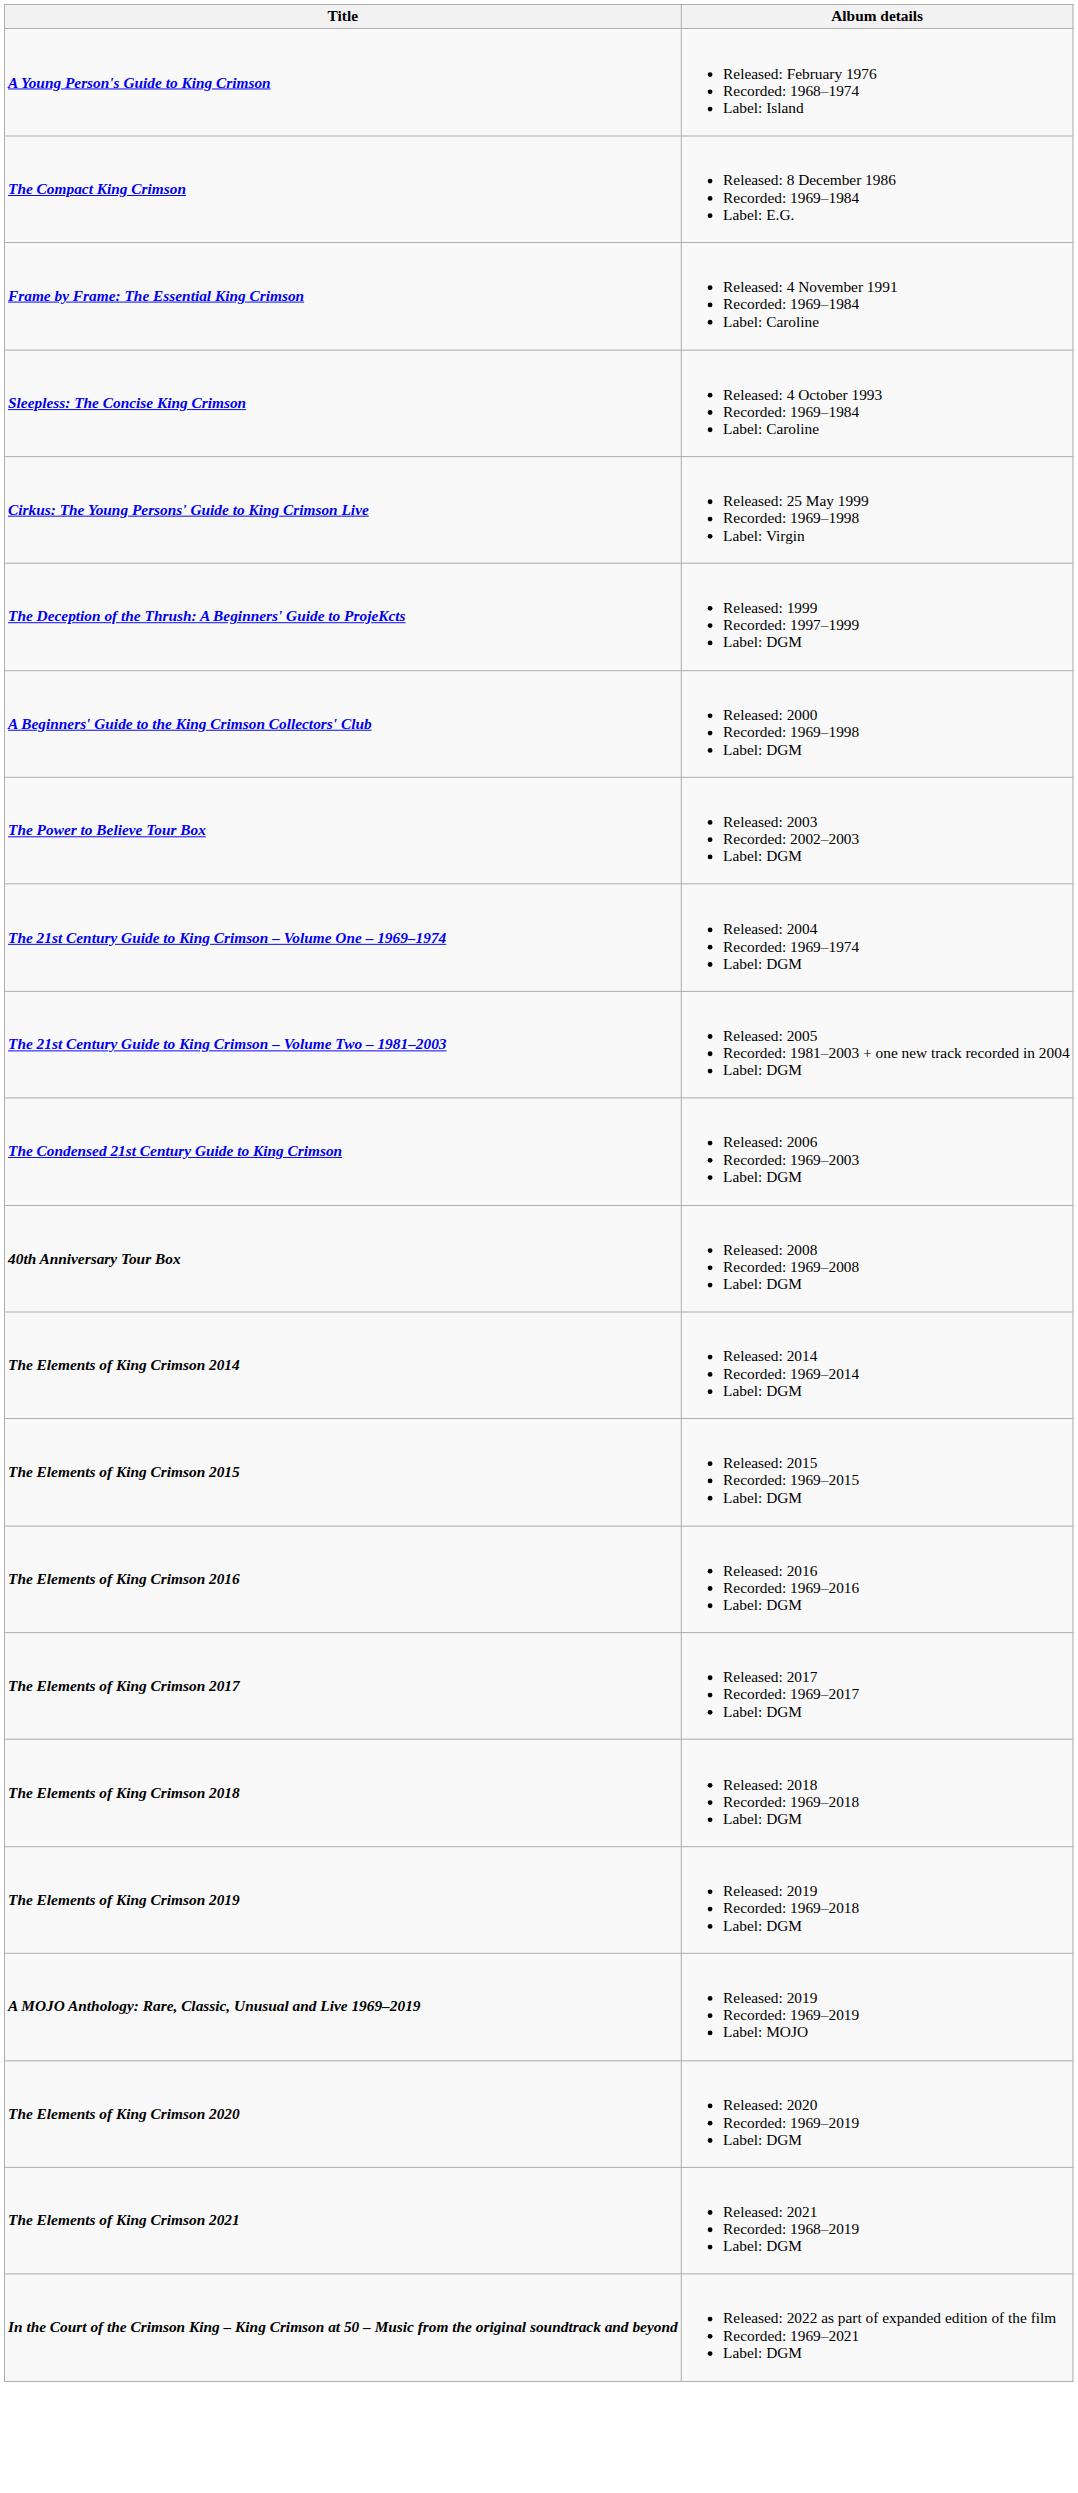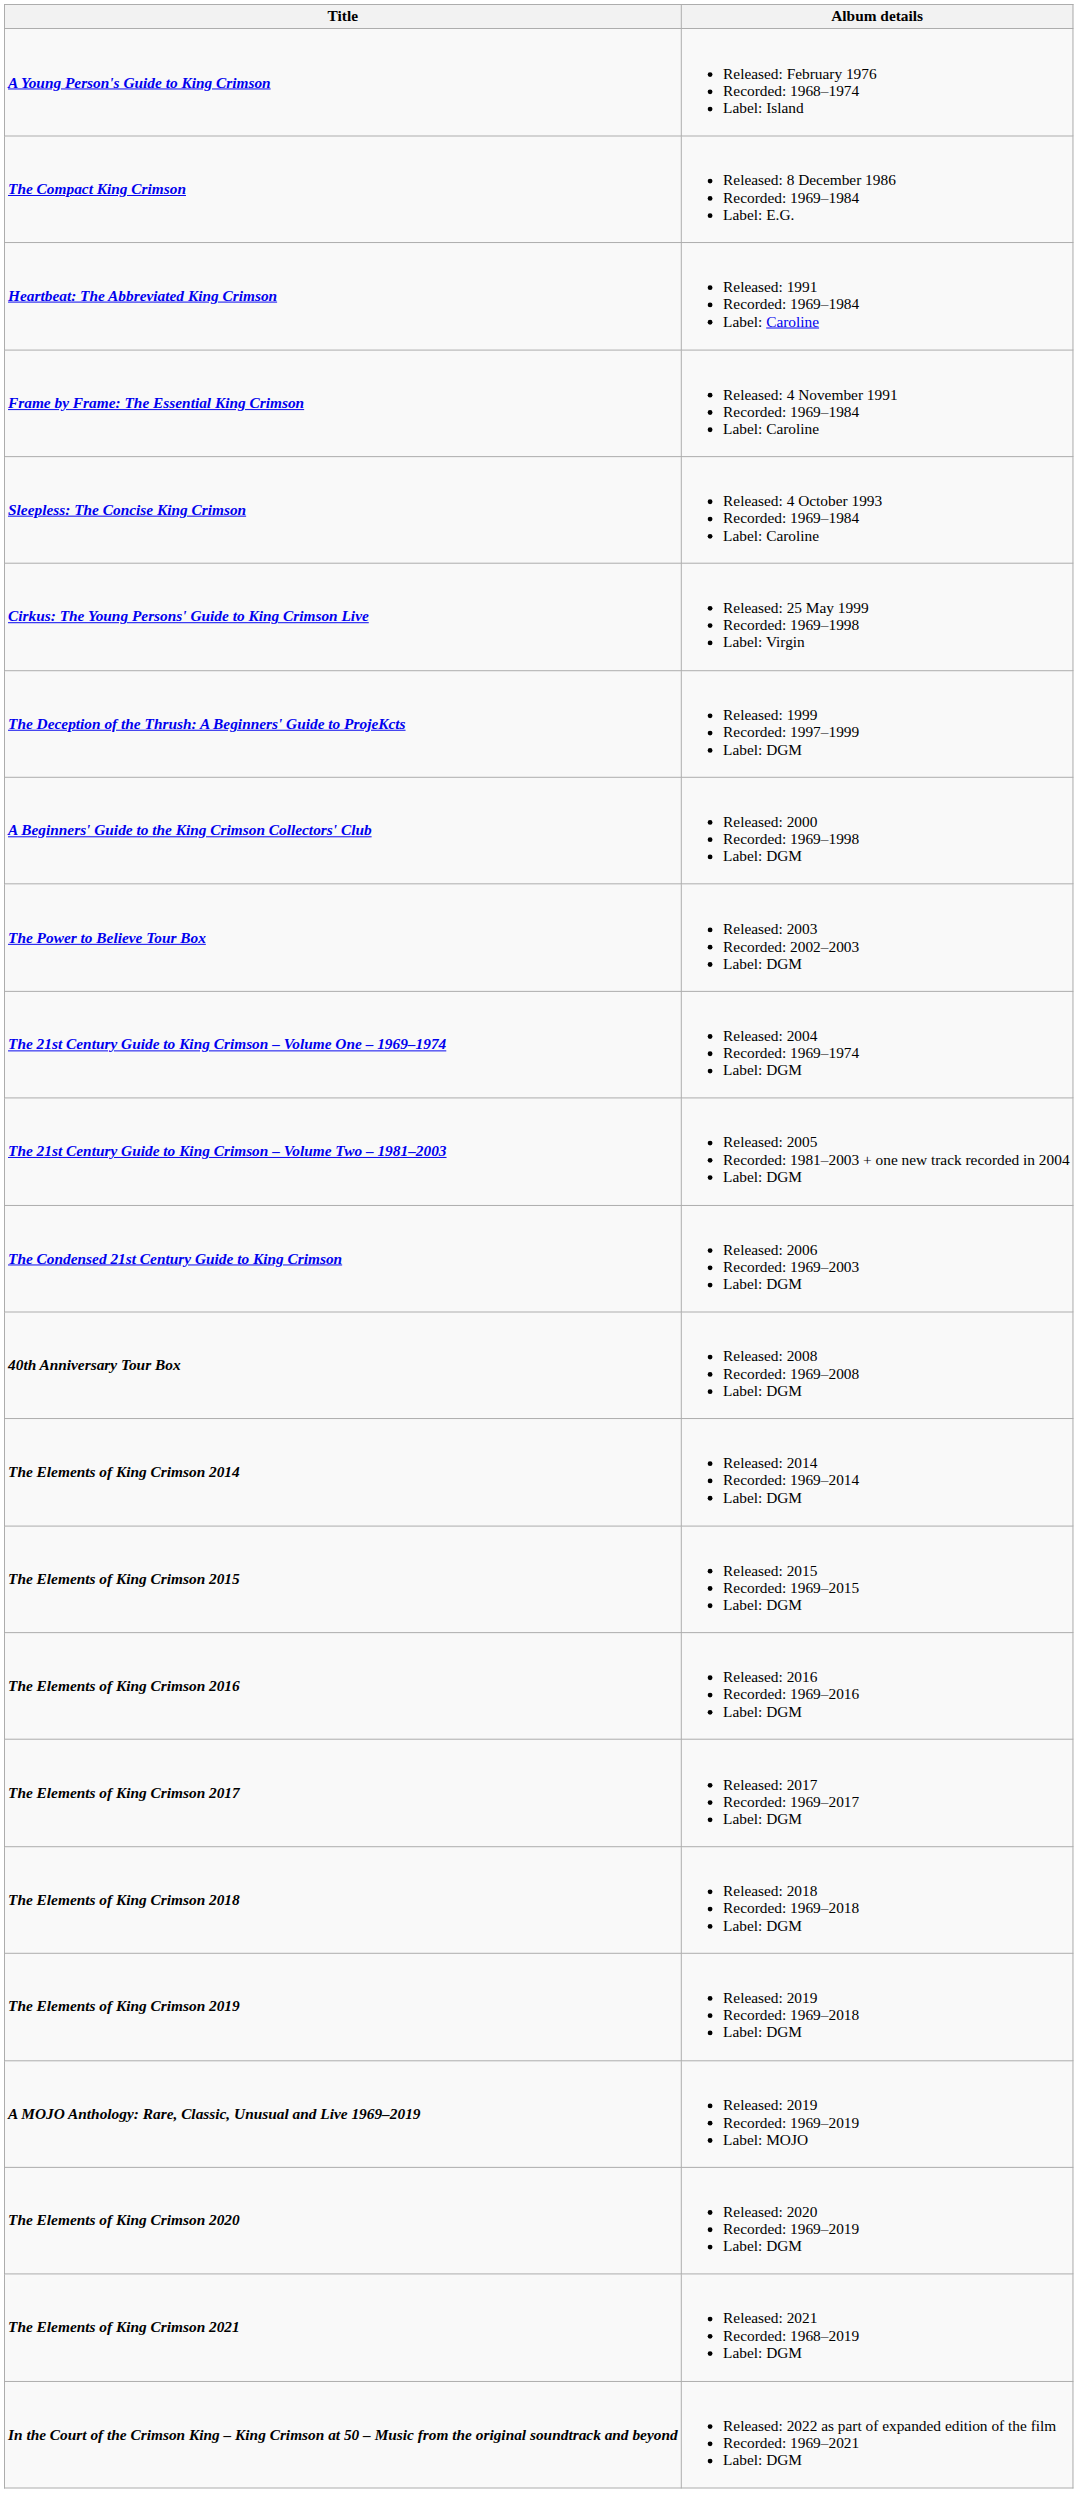+ row: (143, 296)
